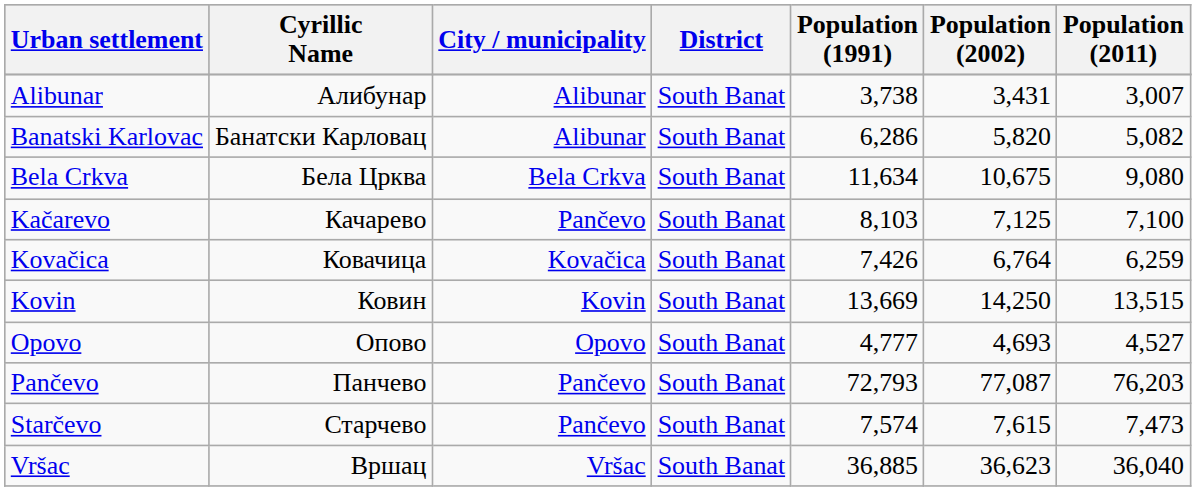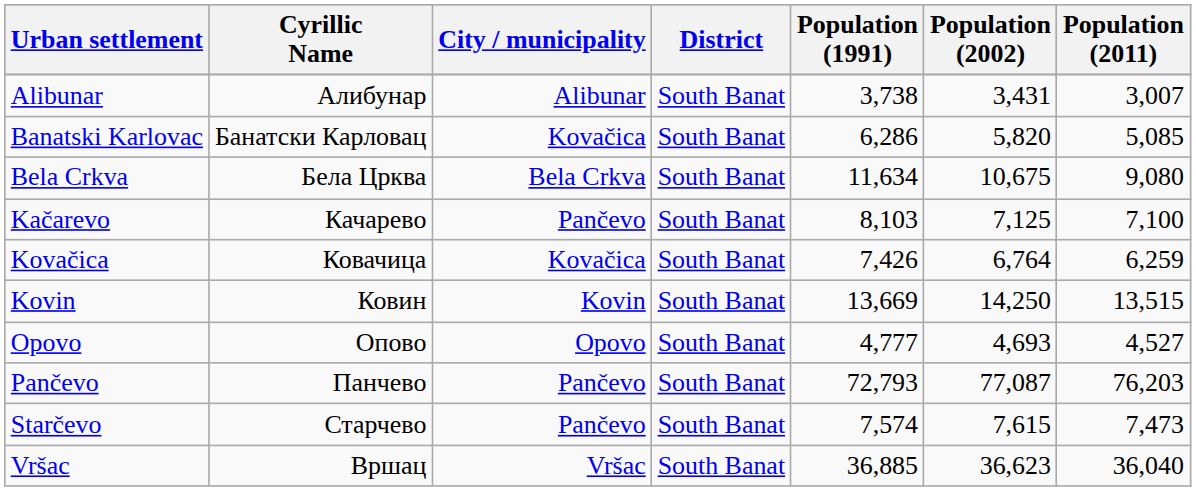(600, 136) Alibunar -> (597, 136) Kovačica
(1155, 136) 5,082 -> (1155, 136) 5,085
